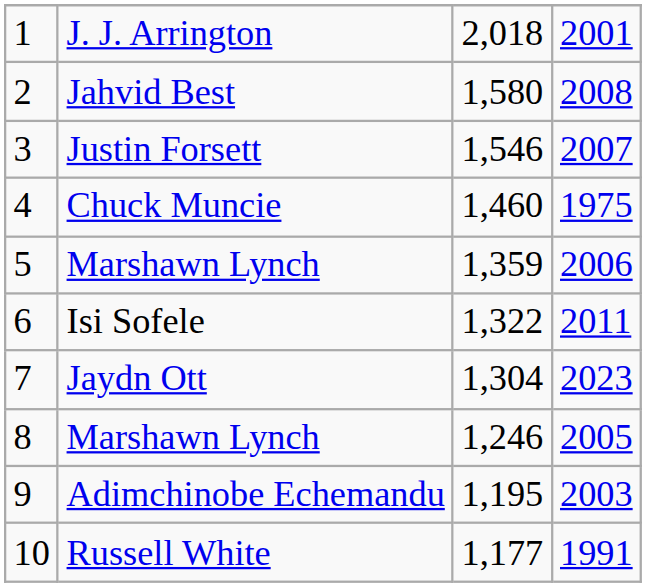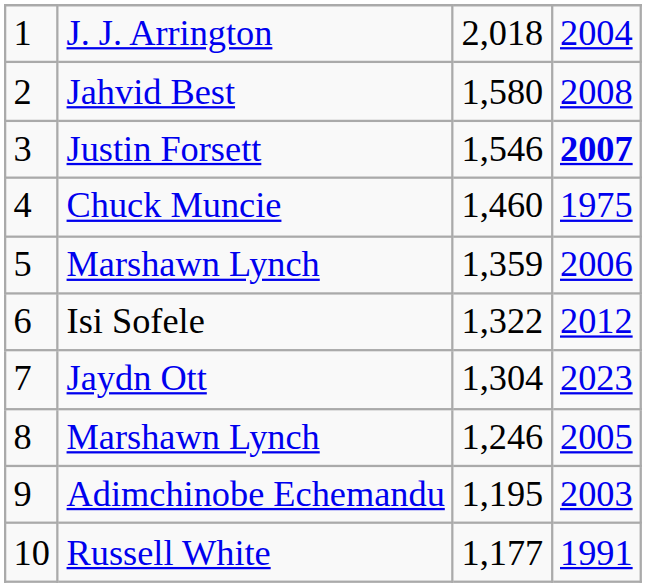(596, 33) 2001 -> (596, 33) 2004
(596, 148) normal -> (596, 148) bold
(596, 321) 2011 -> (596, 321) 2012
